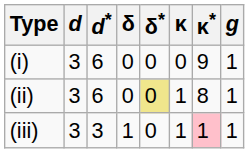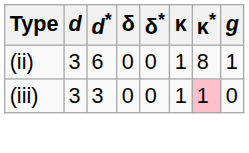- row: (19, 61)
(151, 95) khaki background -> (151, 61) no background
(128, 130) 1 -> (128, 95) 0
(232, 130) 1 -> (232, 95) 0
